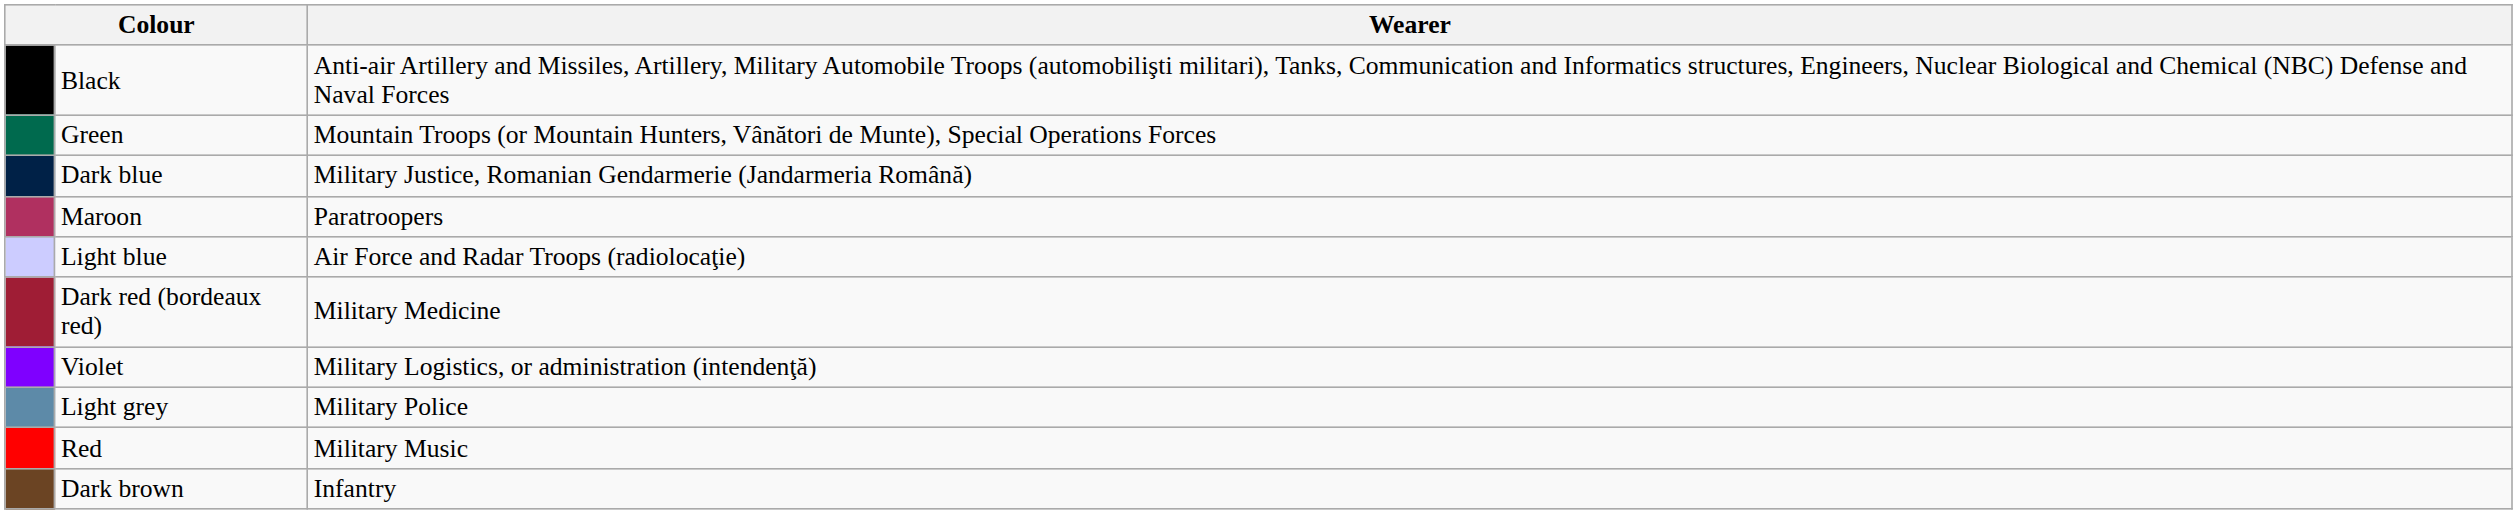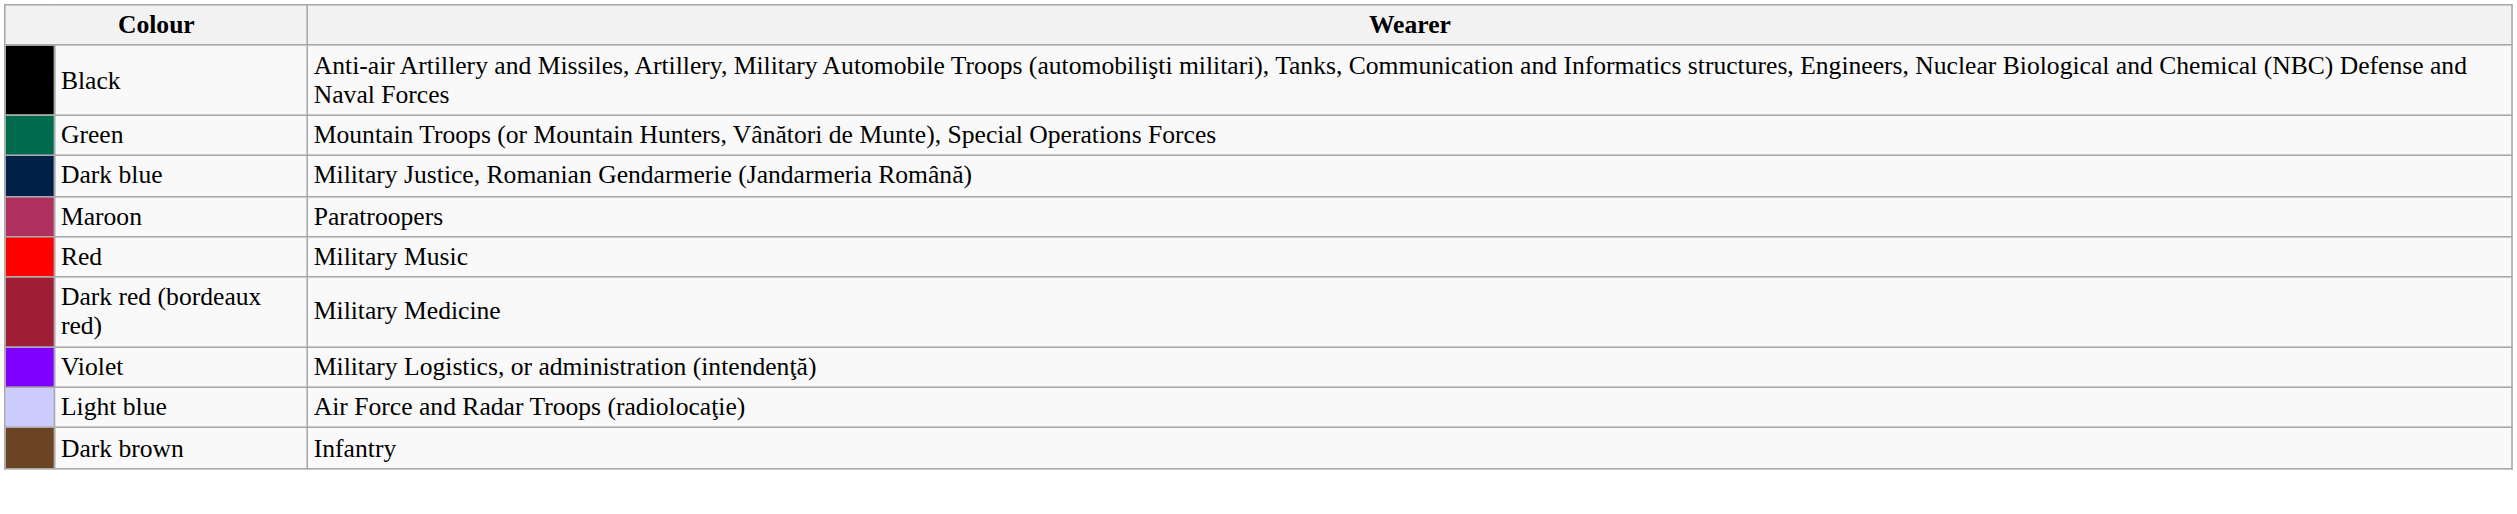rows swapped: (82, 447) <-> (114, 256)
- row: (115, 407)
